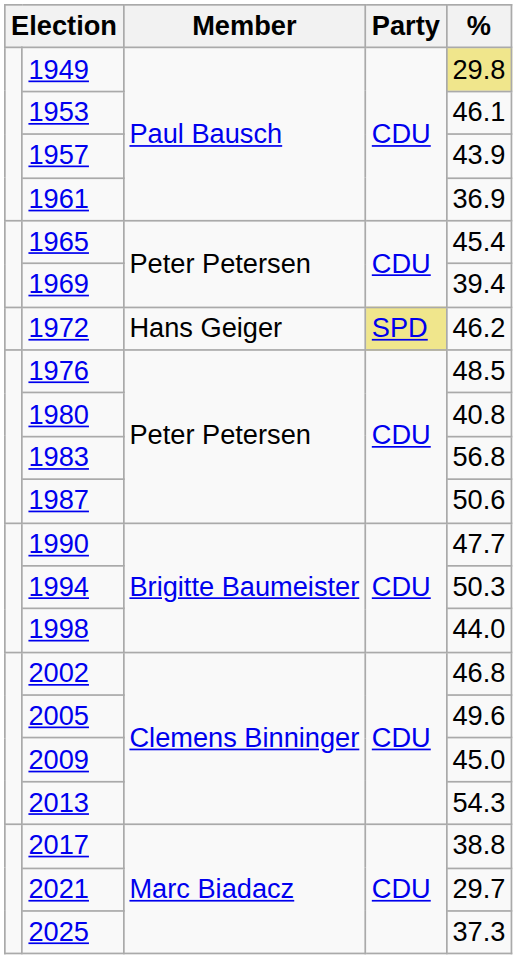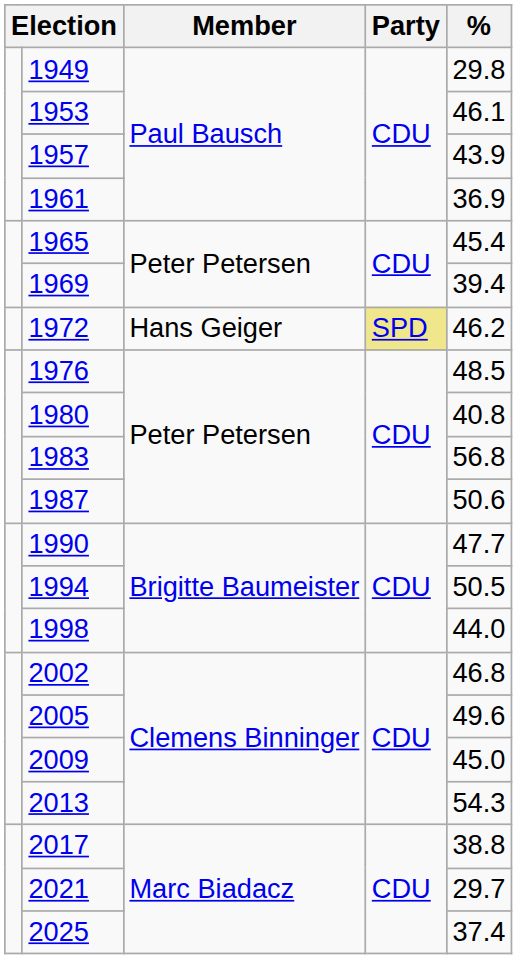(479, 69) khaki background -> (479, 69) no background
(479, 586) 50.3 -> (479, 586) 50.5
(479, 931) 37.3 -> (479, 931) 37.4
